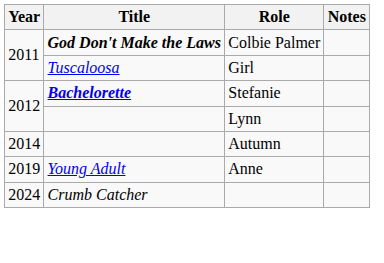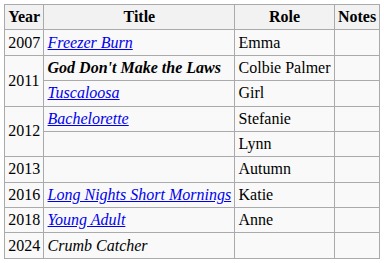+ row: (259, 42)
(89, 93) bold -> (88, 118) normal
(24, 144) 2014 -> (24, 169) 2013
+ row: (256, 194)
(24, 169) 2019 -> (24, 220) 2018
